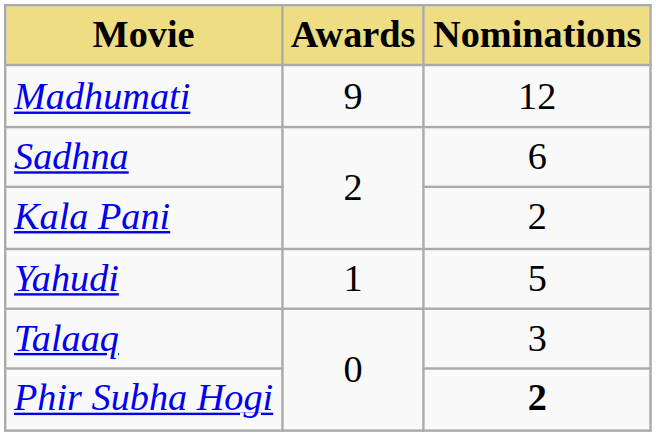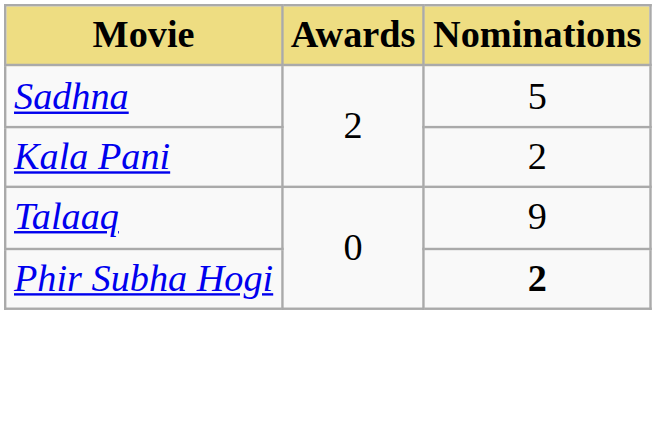- row: (102, 95)
(537, 156) 6 -> (537, 95) 5
- row: (66, 277)
(537, 338) 3 -> (537, 216) 9
